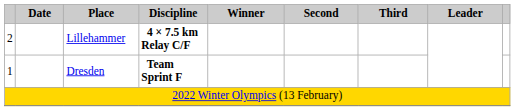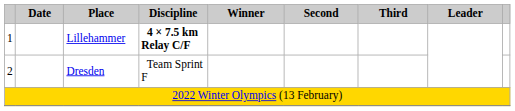(10, 38) 2 -> (10, 38) 1
(10, 70) 1 -> (10, 70) 2
(162, 70) bold -> (172, 70) normal
